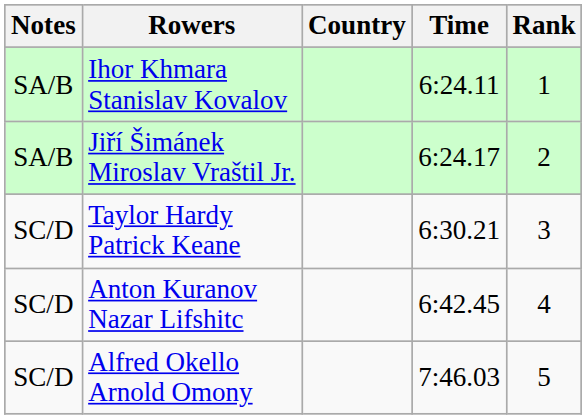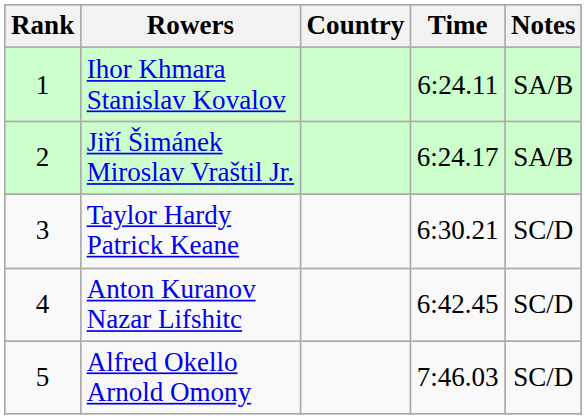columns swapped: (544, 25) <-> (43, 25)
